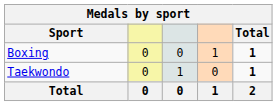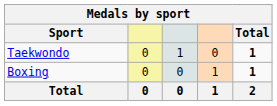rows swapped: (28, 52) <-> (38, 72)
